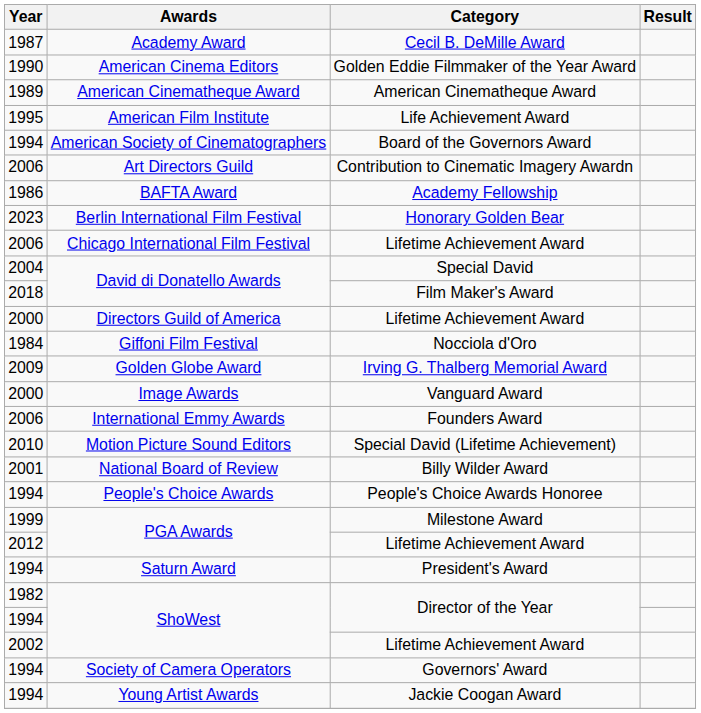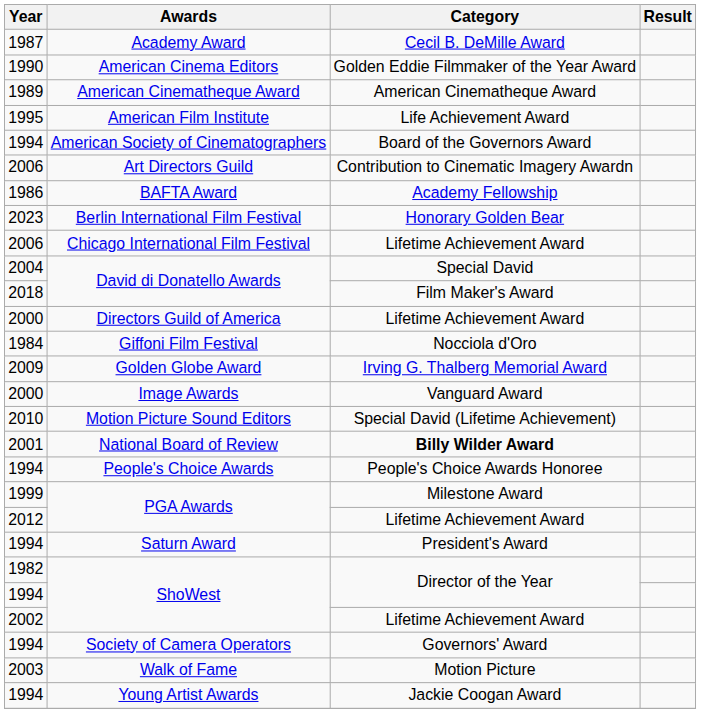- row: (26, 419)
(485, 469) normal -> (485, 444) bold
+ row: (26, 670)
